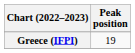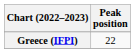(110, 40) 19 -> (110, 40) 22
